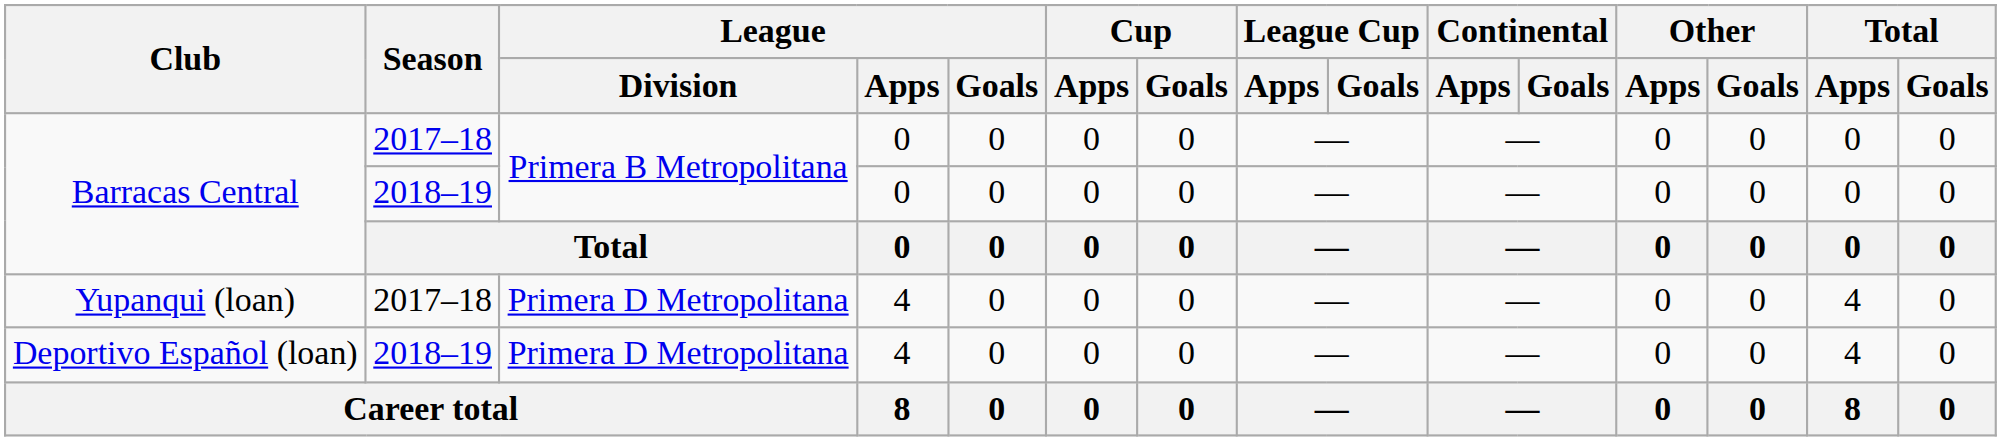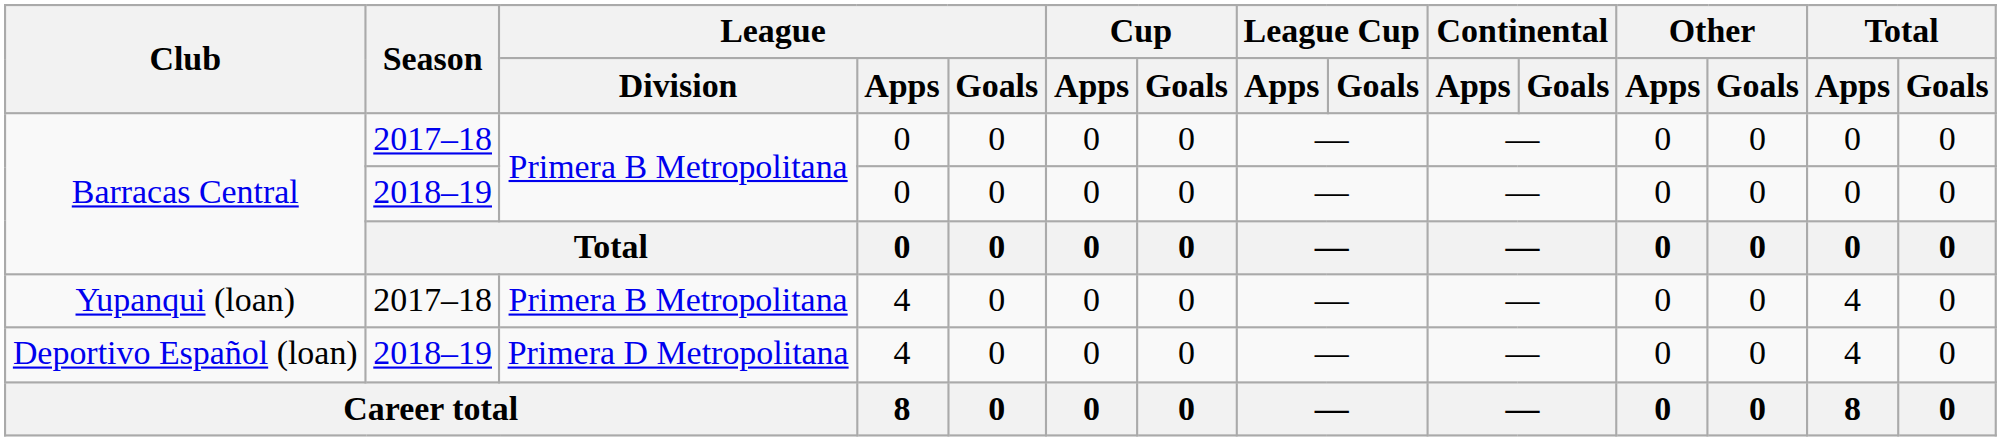(678, 300) Primera D Metropolitana -> (678, 300) Primera B Metropolitana
